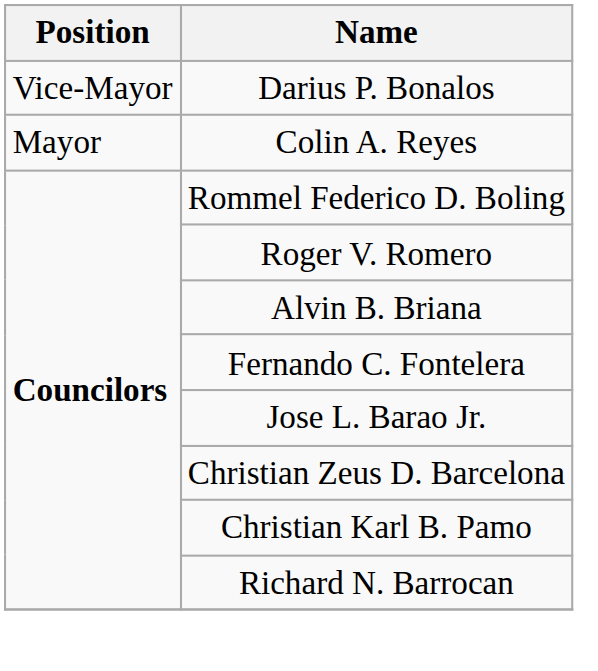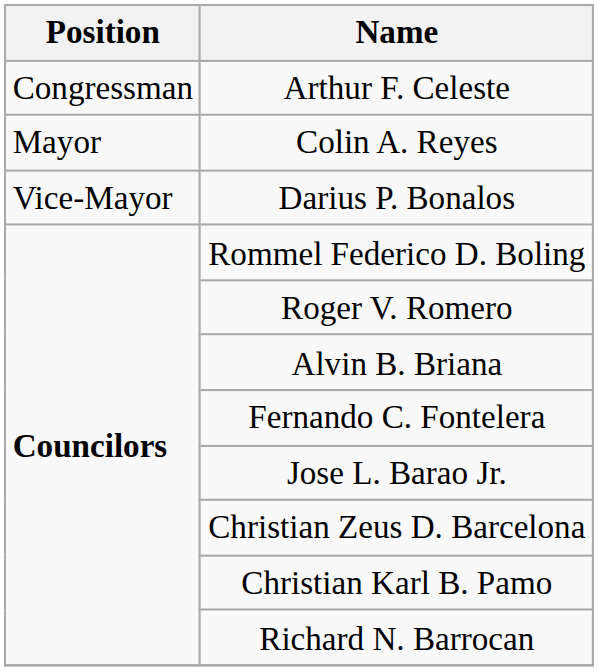+ row: (397, 87)
rows swapped: (376, 142) <-> (376, 87)
